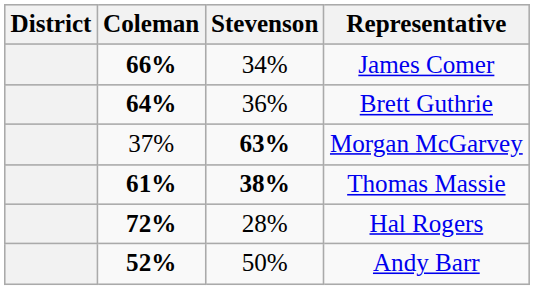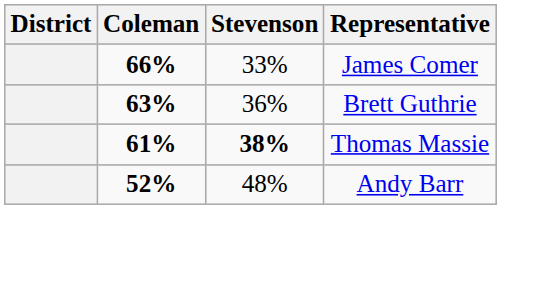(265, 64) 34% -> (265, 64) 33%
(151, 104) 64% -> (151, 104) 63%
- row: (426, 143)
- row: (426, 223)
(265, 263) 50% -> (265, 183) 48%
